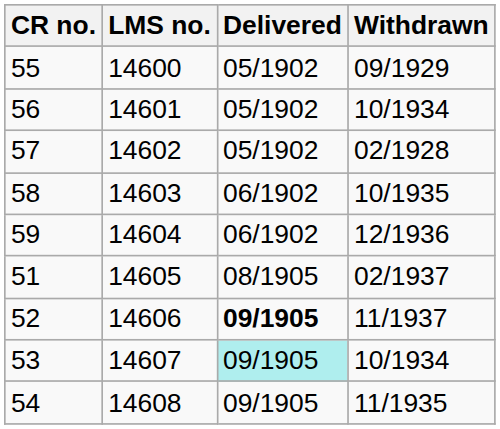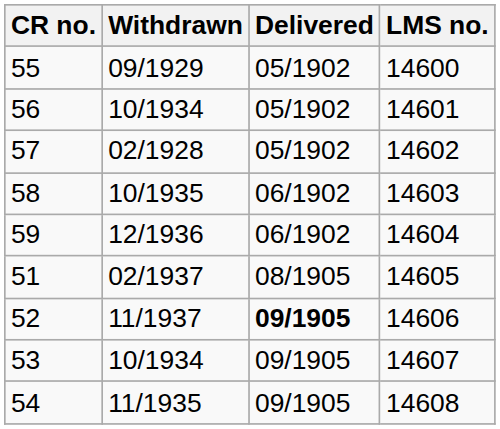columns swapped: (159, 25) <-> (421, 25)
(271, 360) paleturquoise background -> (303, 360) no background
